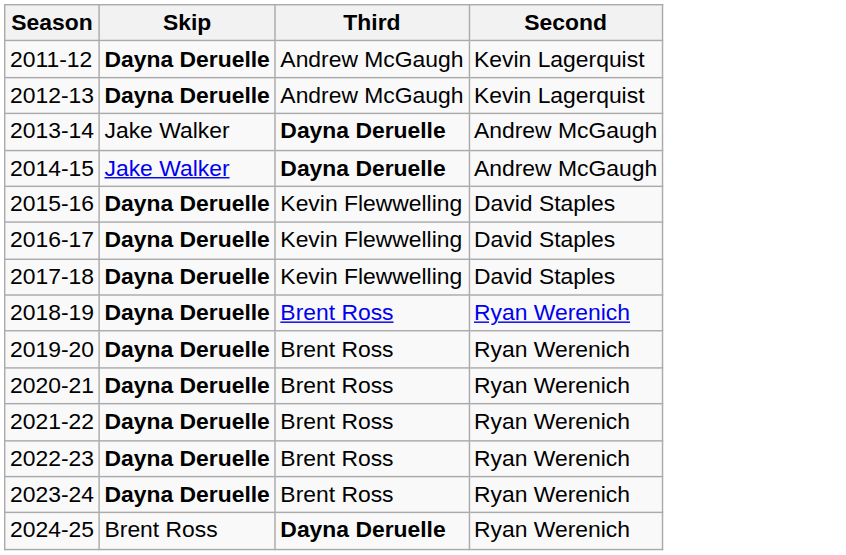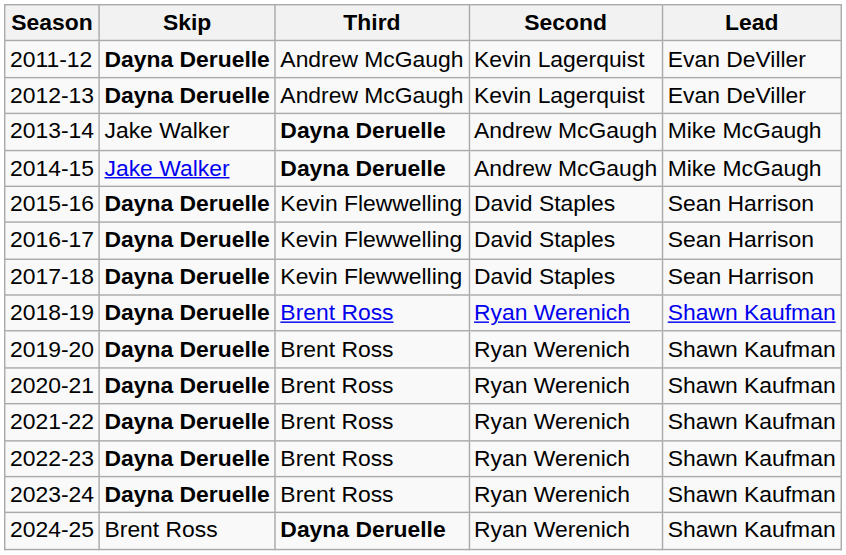+ column: (752, 22)
